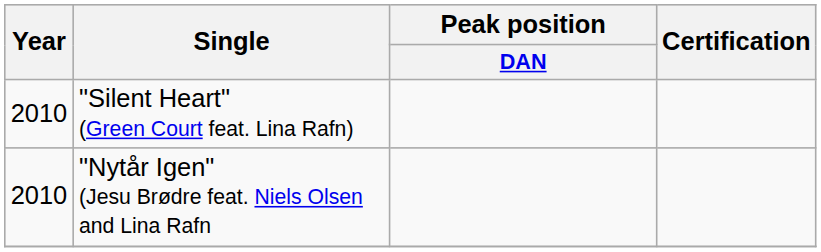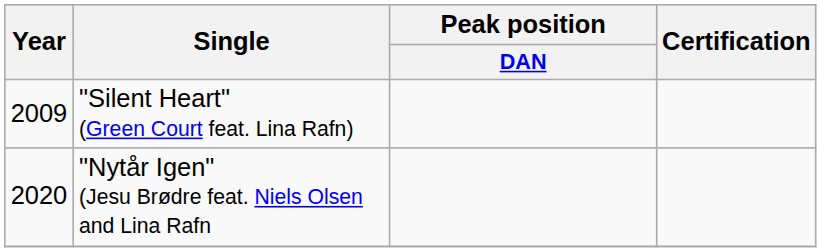(39, 113) 2010 -> (39, 113) 2009
(39, 196) 2010 -> (39, 196) 2020
